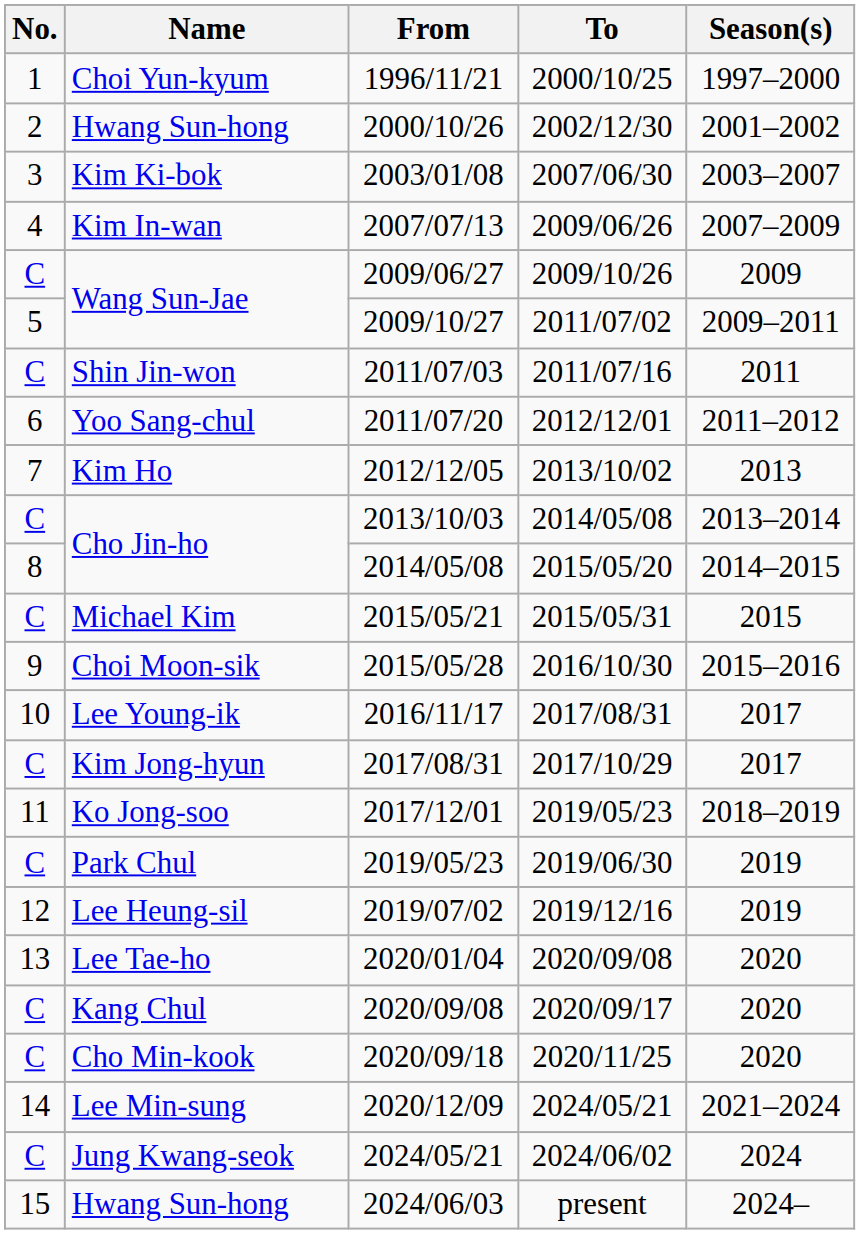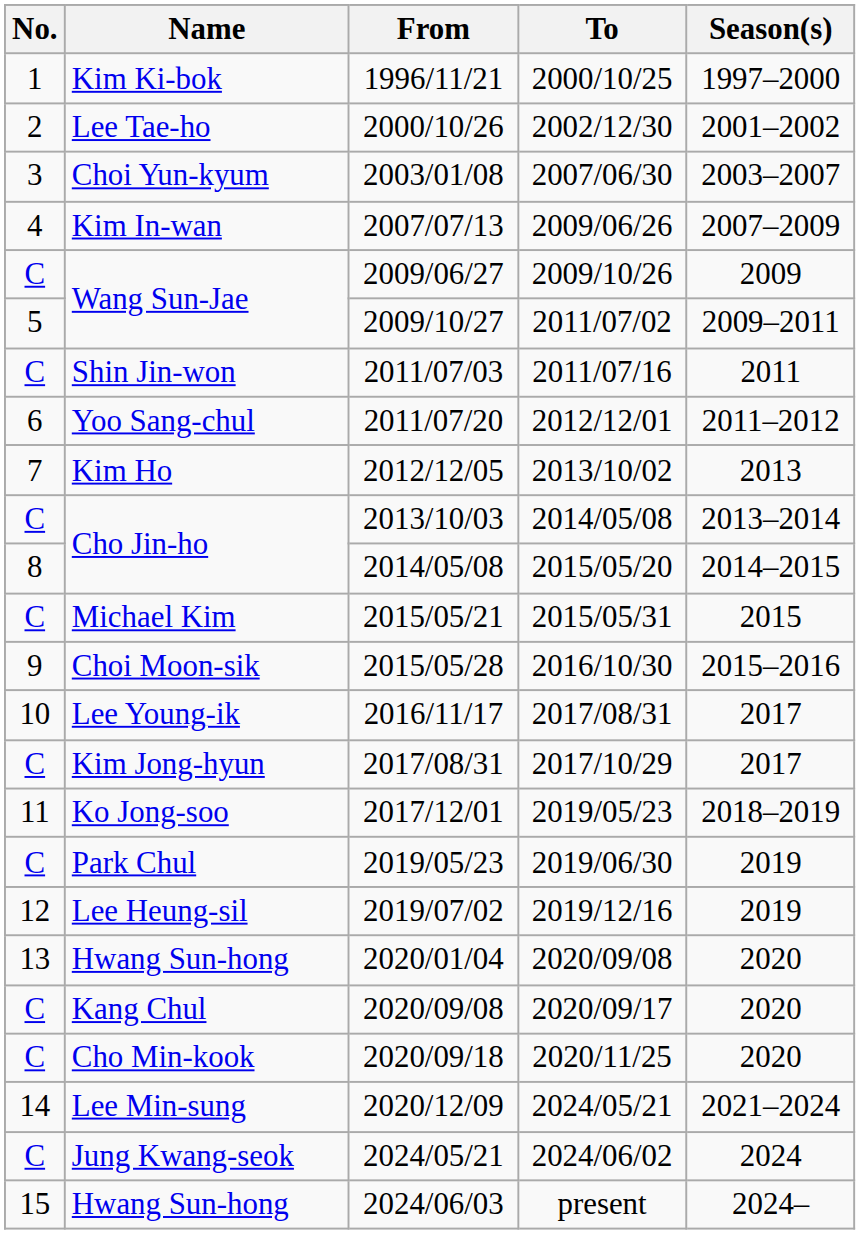(170, 77) Choi Yun-kyum -> (147, 77) Kim Ki-bok
(180, 126) Hwang Sun-hong -> (141, 126) Lee Tae-ho
(147, 175) Kim Ki-bok -> (170, 175) Choi Yun-kyum
(141, 959) Lee Tae-ho -> (180, 959) Hwang Sun-hong
